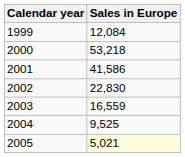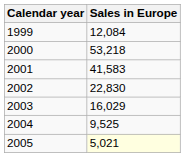(108, 69) 41,586 -> (108, 69) 41,583
(108, 106) 16,559 -> (108, 106) 16,029
